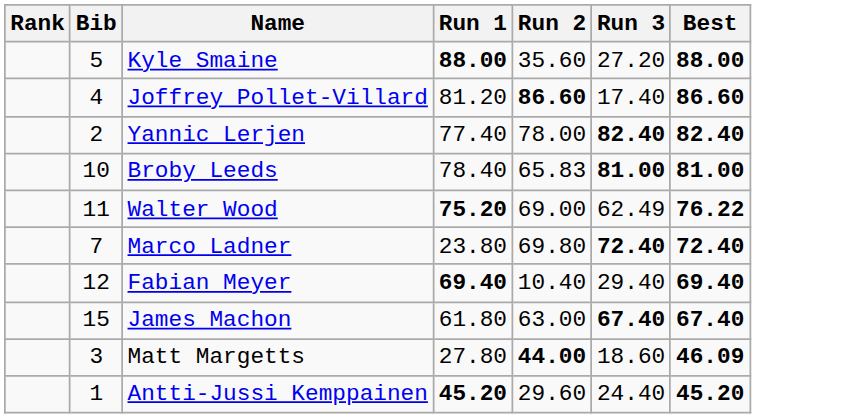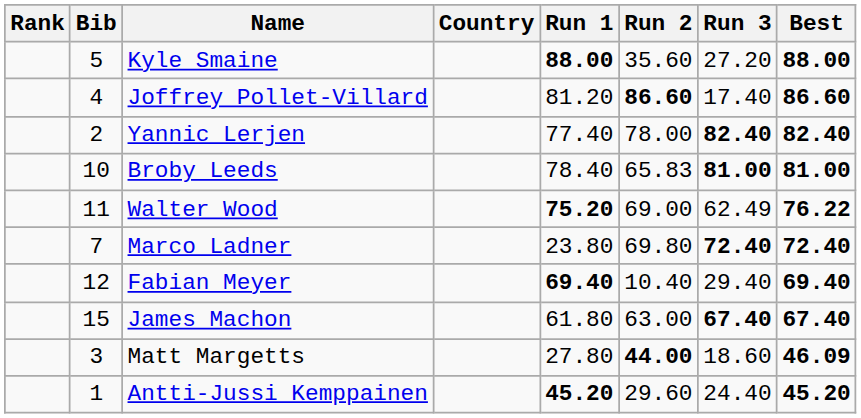+ column: (487, 23)
